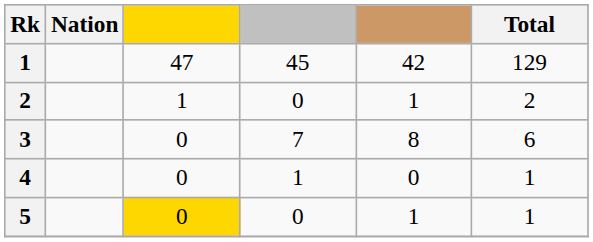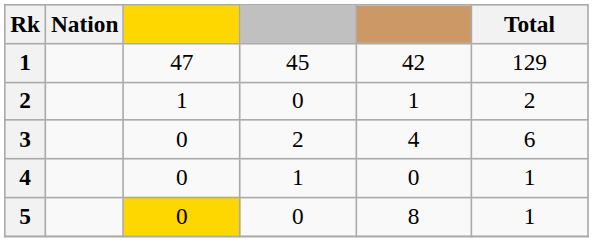(298, 139) 7 -> (298, 139) 2
(414, 139) 8 -> (414, 139) 4
(414, 216) 1 -> (414, 216) 8
